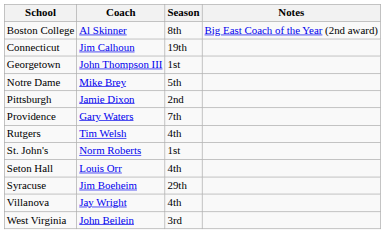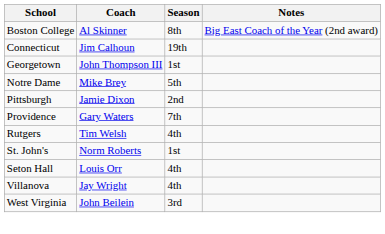- row: (26, 185)
